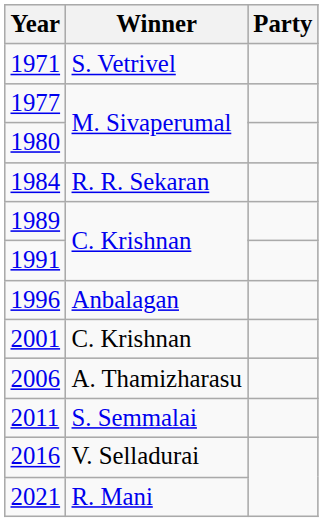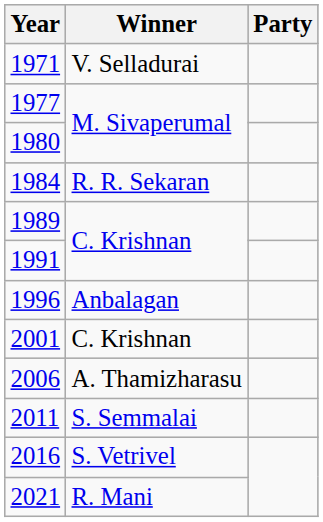(124, 63) S. Vetrivel -> (135, 63) V. Selladurai
(135, 456) V. Selladurai -> (124, 456) S. Vetrivel
